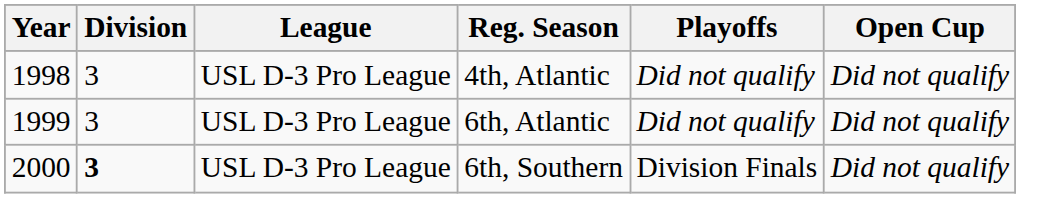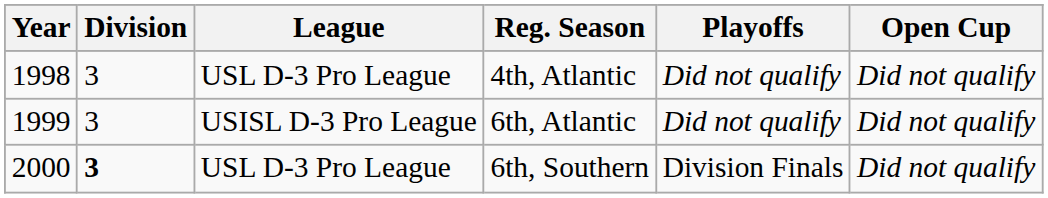(326, 121) USL D-3 Pro League -> (339, 121) USISL D-3 Pro League
